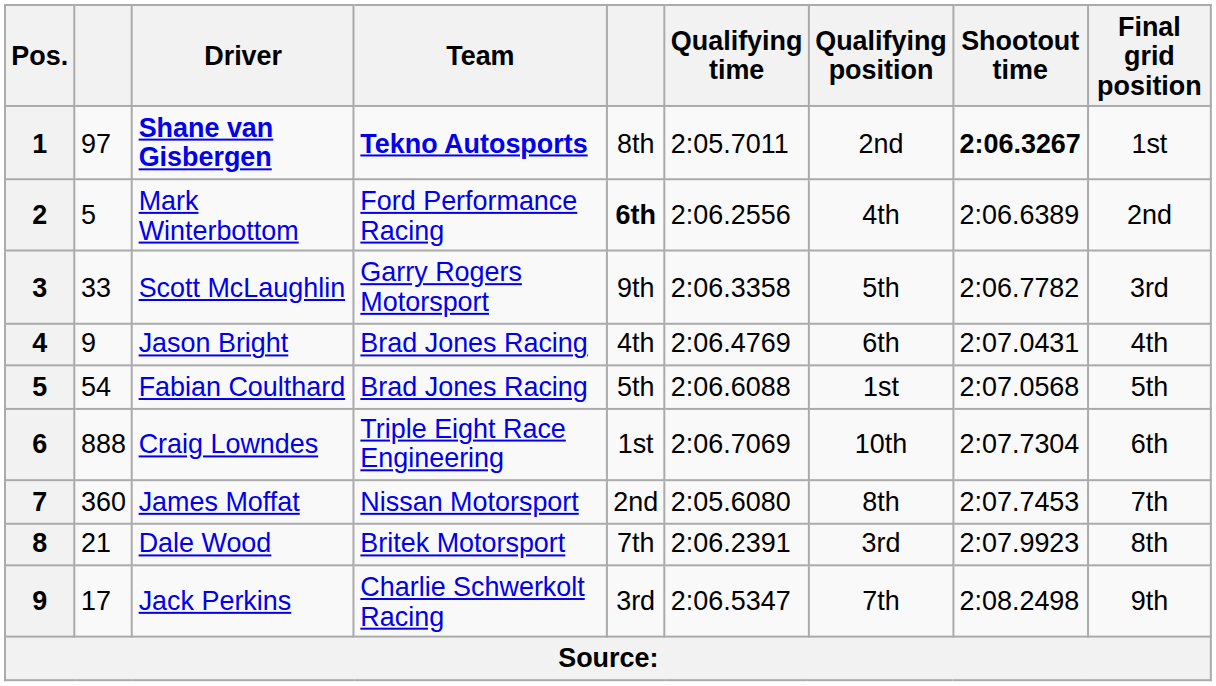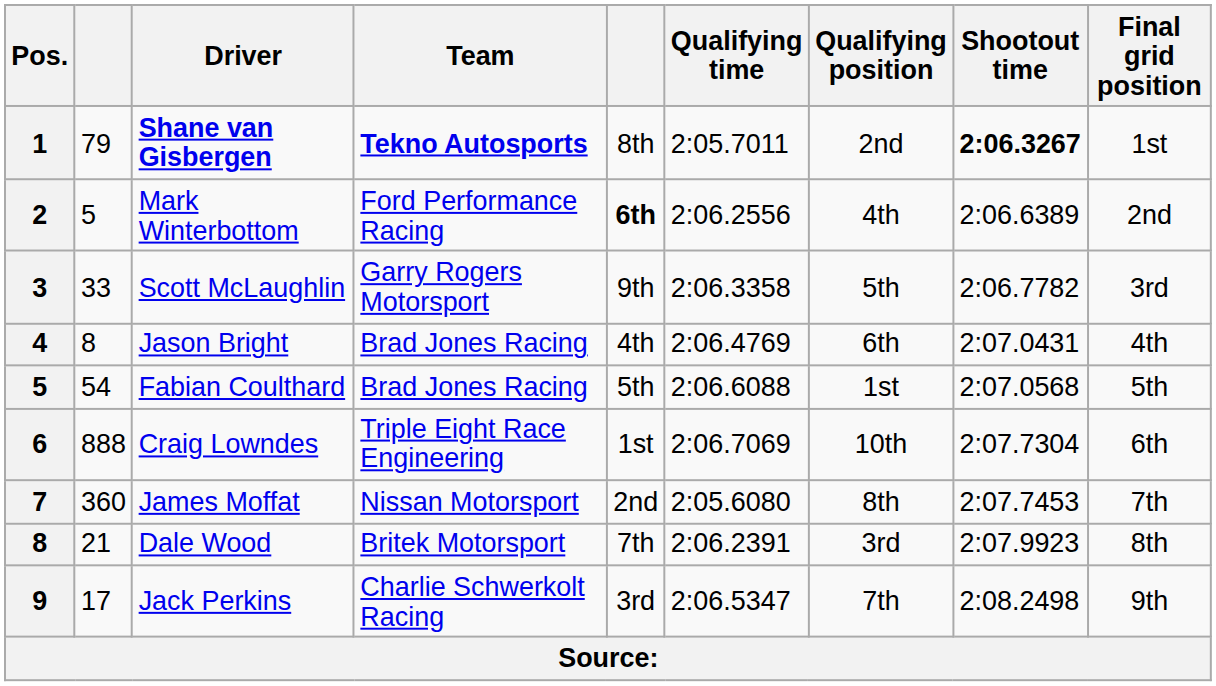(96, 143) 97 -> (96, 143) 79
(88, 344) 9 -> (88, 344) 8
